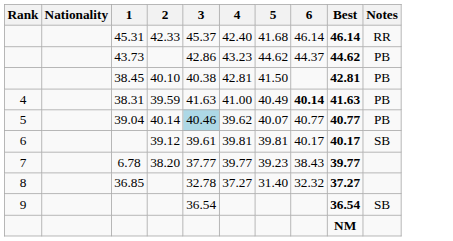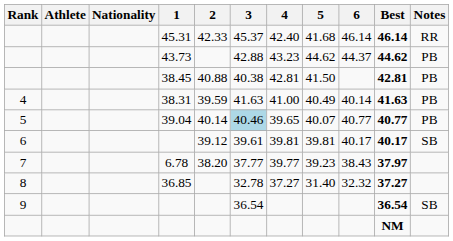+ column: (65, 15)
(201, 57) 42.86 -> (249, 57) 42.88
(165, 78) 40.10 -> (213, 78) 40.88
(309, 99) bold -> (357, 99) normal
(237, 120) 39.62 -> (285, 120) 39.65
(345, 162) 39.77 -> (393, 162) 37.97
